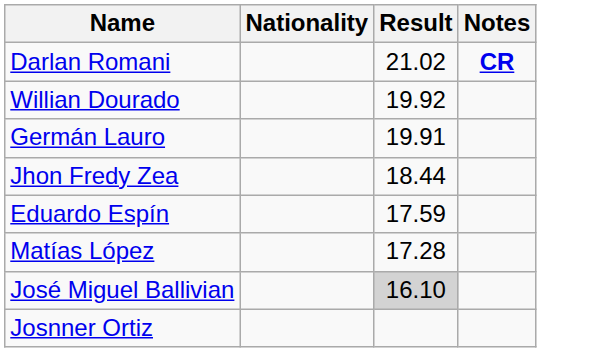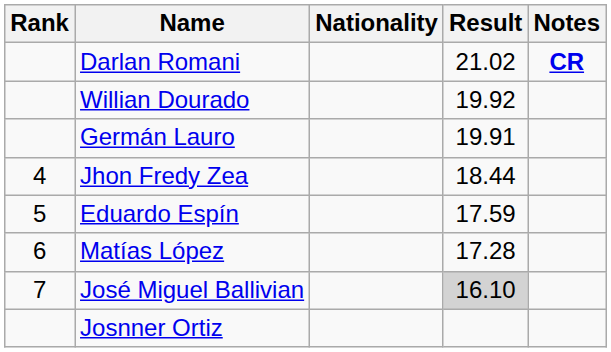+ column: (40, 23)
